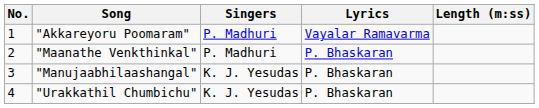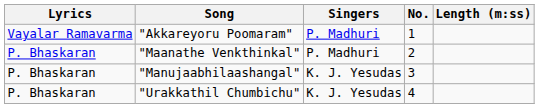columns swapped: (18, 15) <-> (367, 15)
